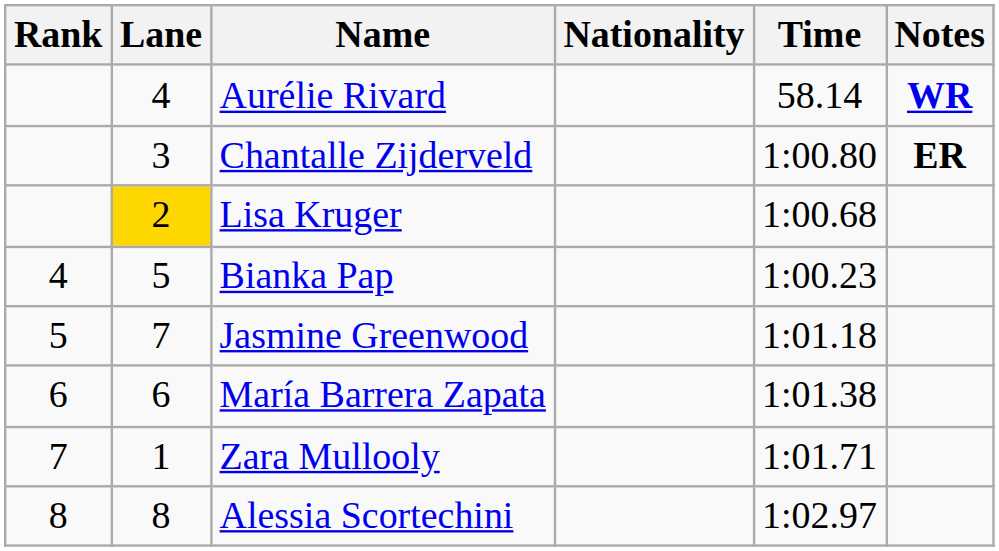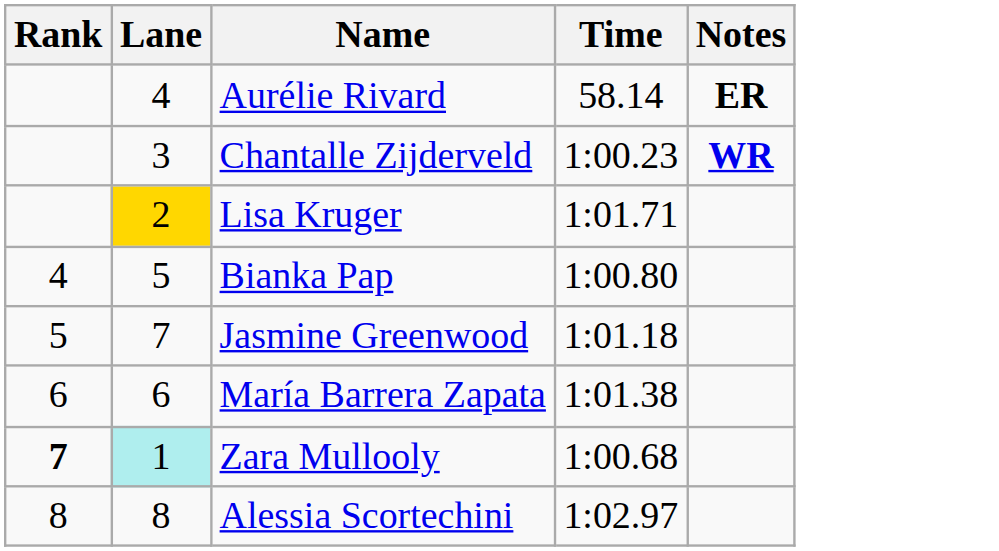- column: (654, 34)
(940, 94) WR -> (741, 94) ER
(819, 154) 1:00.80 -> (621, 154) 1:00.23
(940, 154) ER -> (741, 154) WR
(819, 214) 1:00.68 -> (621, 214) 1:01.71
(819, 275) 1:00.23 -> (621, 275) 1:00.80
(58, 455) normal -> (58, 455) bold
(161, 455) no background -> (161, 455) paleturquoise background
(819, 455) 1:01.71 -> (621, 455) 1:00.68
